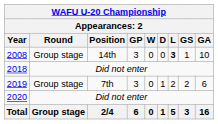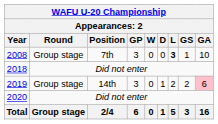(107, 55) 14th -> (107, 55) 7th
(107, 84) 7th -> (107, 84) 14th
(204, 84) no background -> (204, 84) pink background
